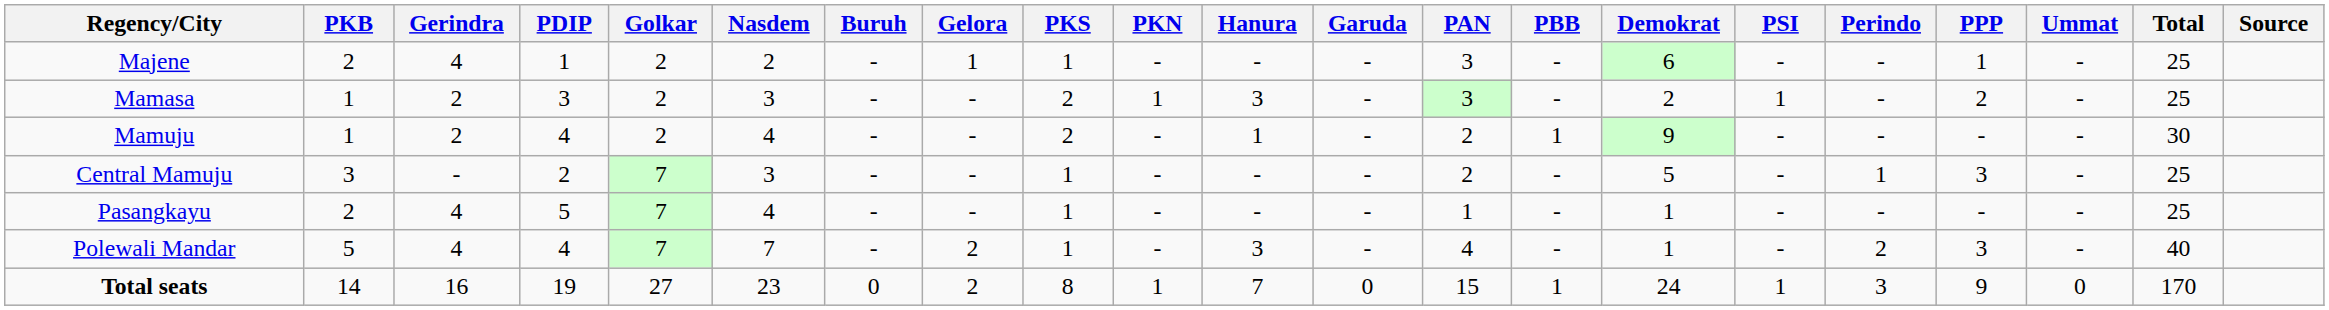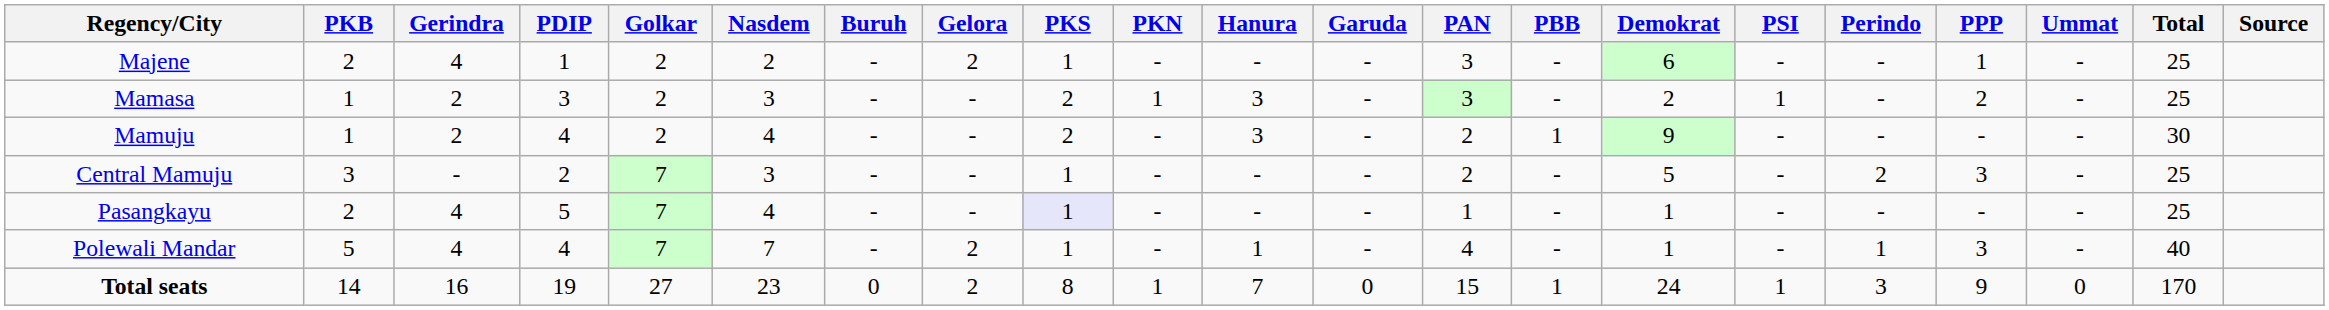(972, 60) 1 -> (972, 60) 2
(1257, 135) 1 -> (1257, 135) 3
(1881, 173) 1 -> (1881, 173) 2
(1068, 211) no background -> (1068, 211) lavender background
(1257, 248) 3 -> (1257, 248) 1
(1881, 248) 2 -> (1881, 248) 1
